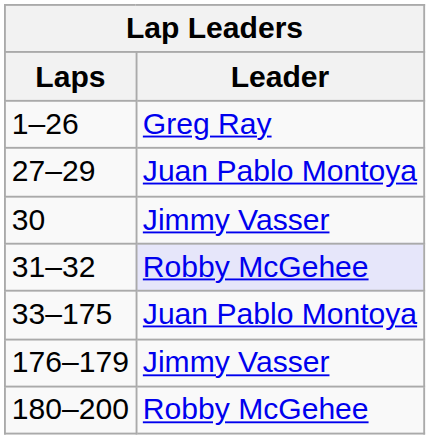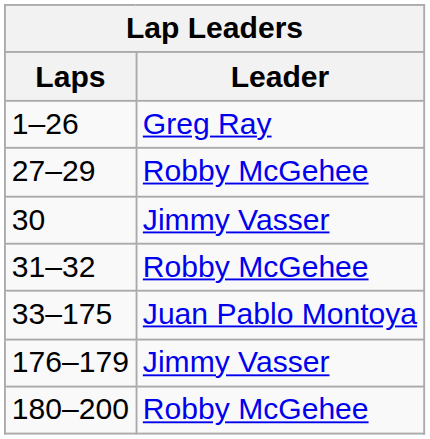(280, 171) Juan Pablo Montoya -> (256, 171) Robby McGehee
(256, 266) lavender background -> (256, 266) no background
